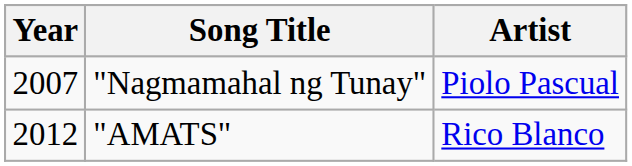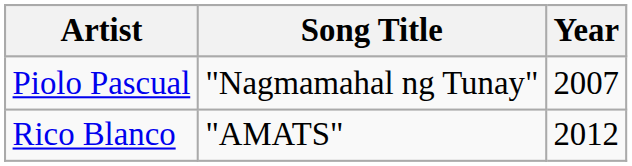columns swapped: (45, 30) <-> (530, 30)
